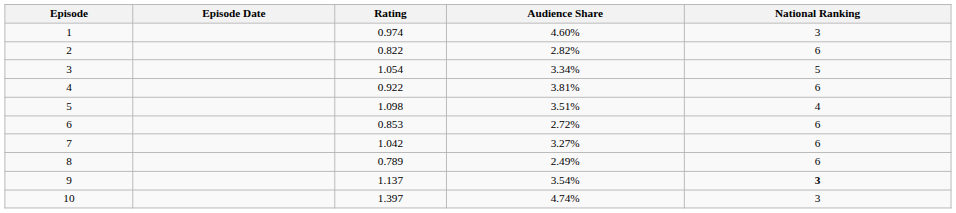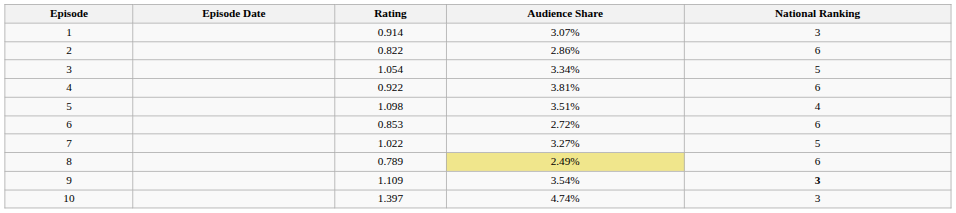(390, 32) 0.974 -> (390, 32) 0.914
(565, 32) 4.60% -> (565, 32) 3.07%
(565, 51) 2.82% -> (565, 51) 2.86%
(390, 143) 1.042 -> (390, 143) 1.022
(818, 143) 6 -> (818, 143) 5
(565, 162) no background -> (565, 162) khaki background
(390, 180) 1.137 -> (390, 180) 1.109
